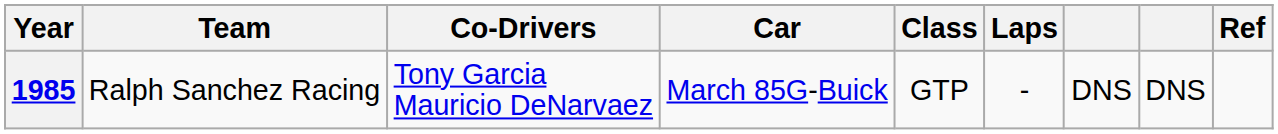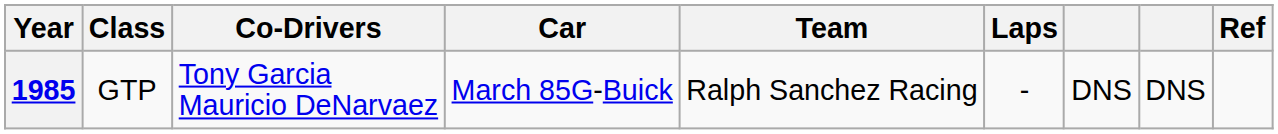columns swapped: (235, 28) <-> (939, 28)
